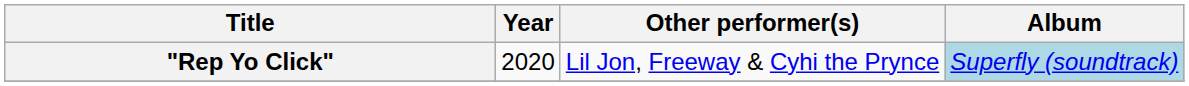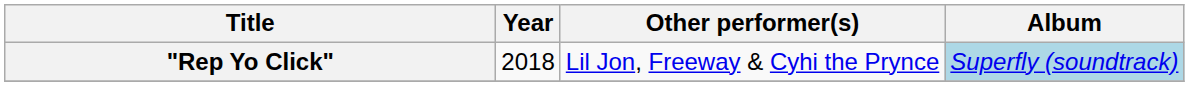(528, 61) 2020 -> (528, 61) 2018
